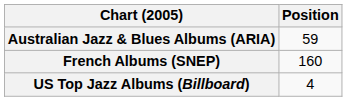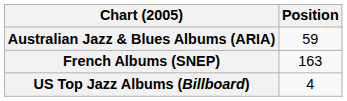(310, 61) 160 -> (310, 61) 163
